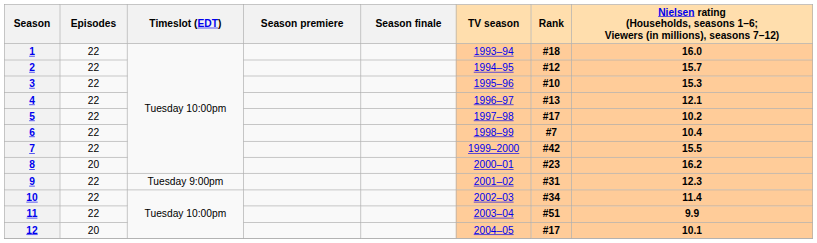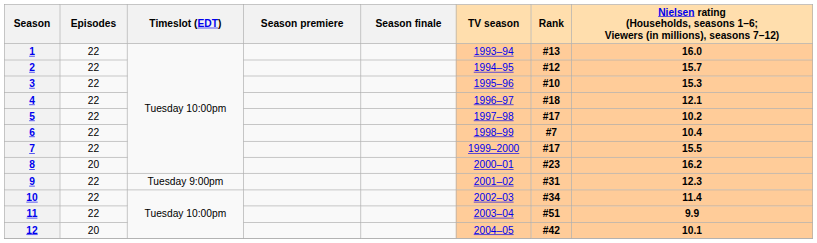(551, 51) #18 -> (551, 51) #13
(551, 100) #13 -> (551, 100) #18
(551, 149) #42 -> (551, 149) #17
(551, 230) #17 -> (551, 230) #42
